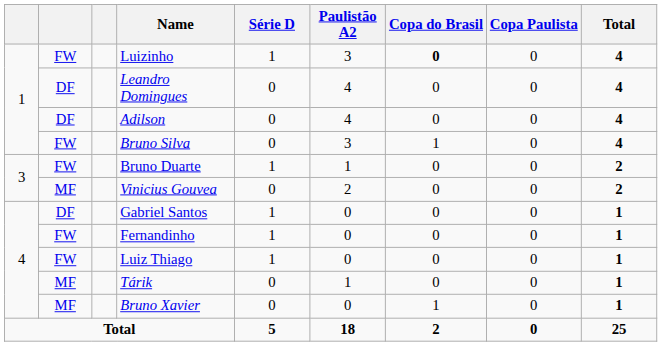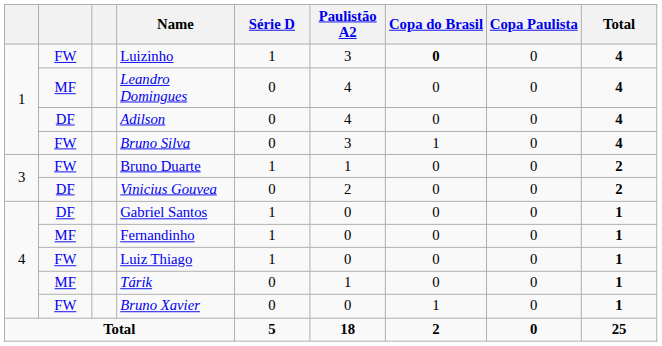(65, 87) DF -> (65, 87) MF
(65, 189) MF -> (65, 189) DF
(65, 236) FW -> (65, 236) MF
(65, 306) MF -> (65, 306) FW
